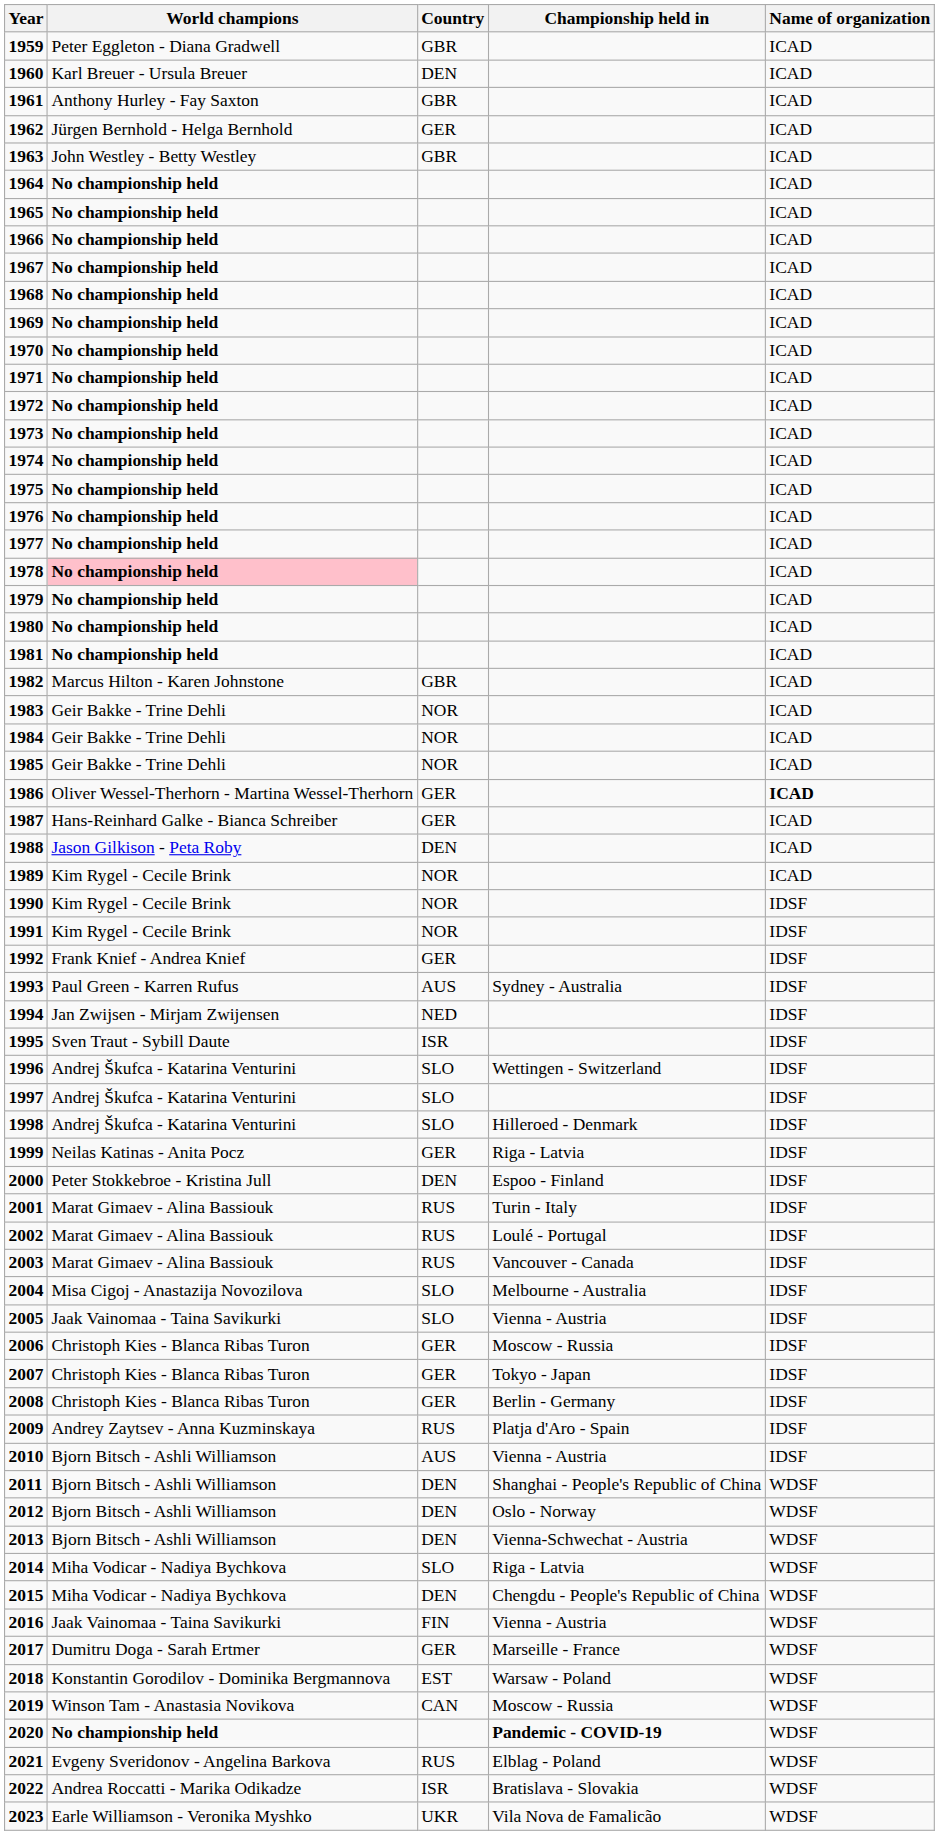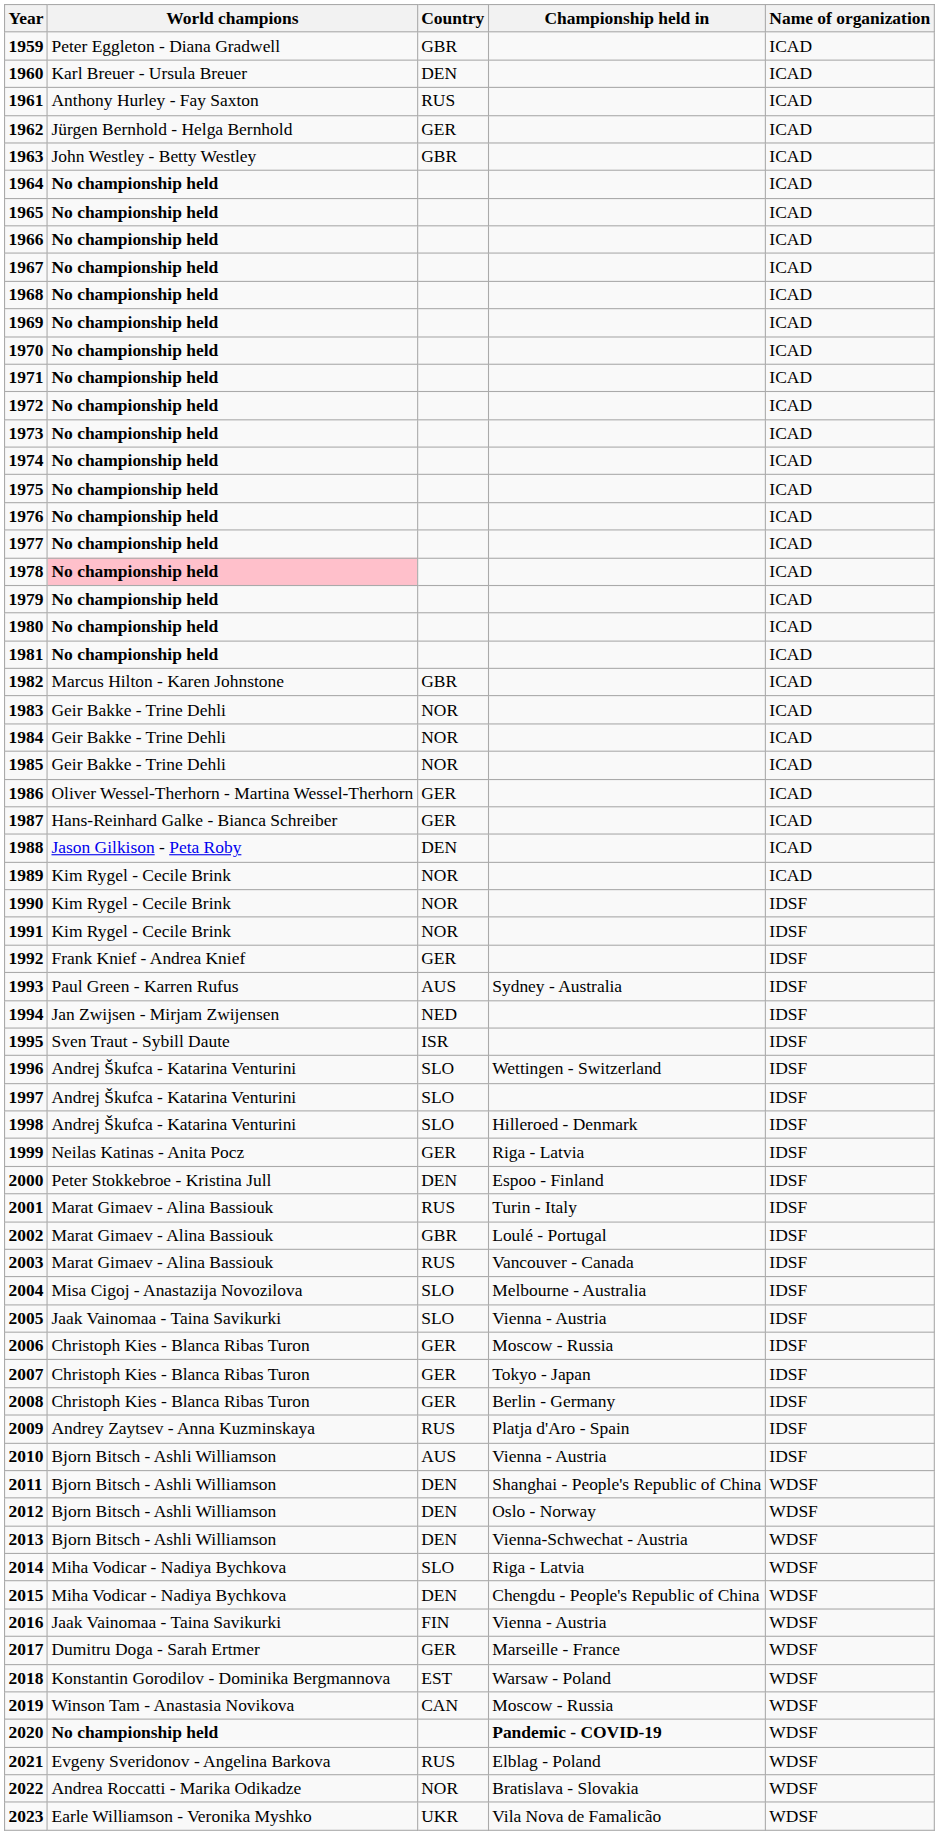(439, 101) GBR -> (438, 101) RUS
(792, 792) bold -> (791, 792) normal
(438, 1235) RUS -> (439, 1235) GBR
(435, 1788) ISR -> (440, 1788) NOR
